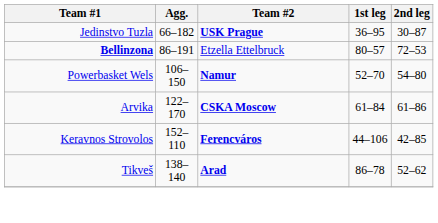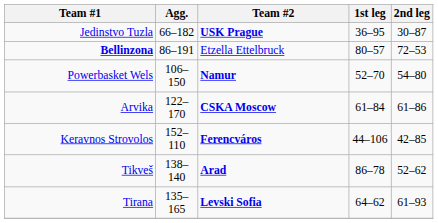+ row: (138, 202)
